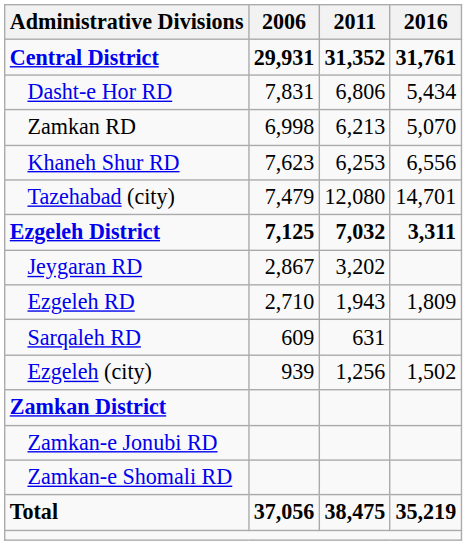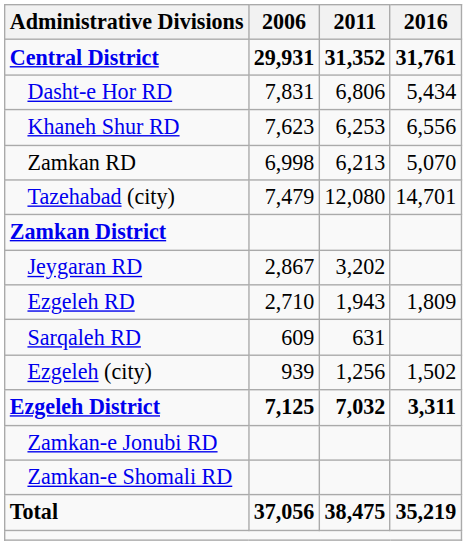rows swapped: (104, 162) <-> (82, 127)
rows swapped: (85, 232) <-> (88, 407)
